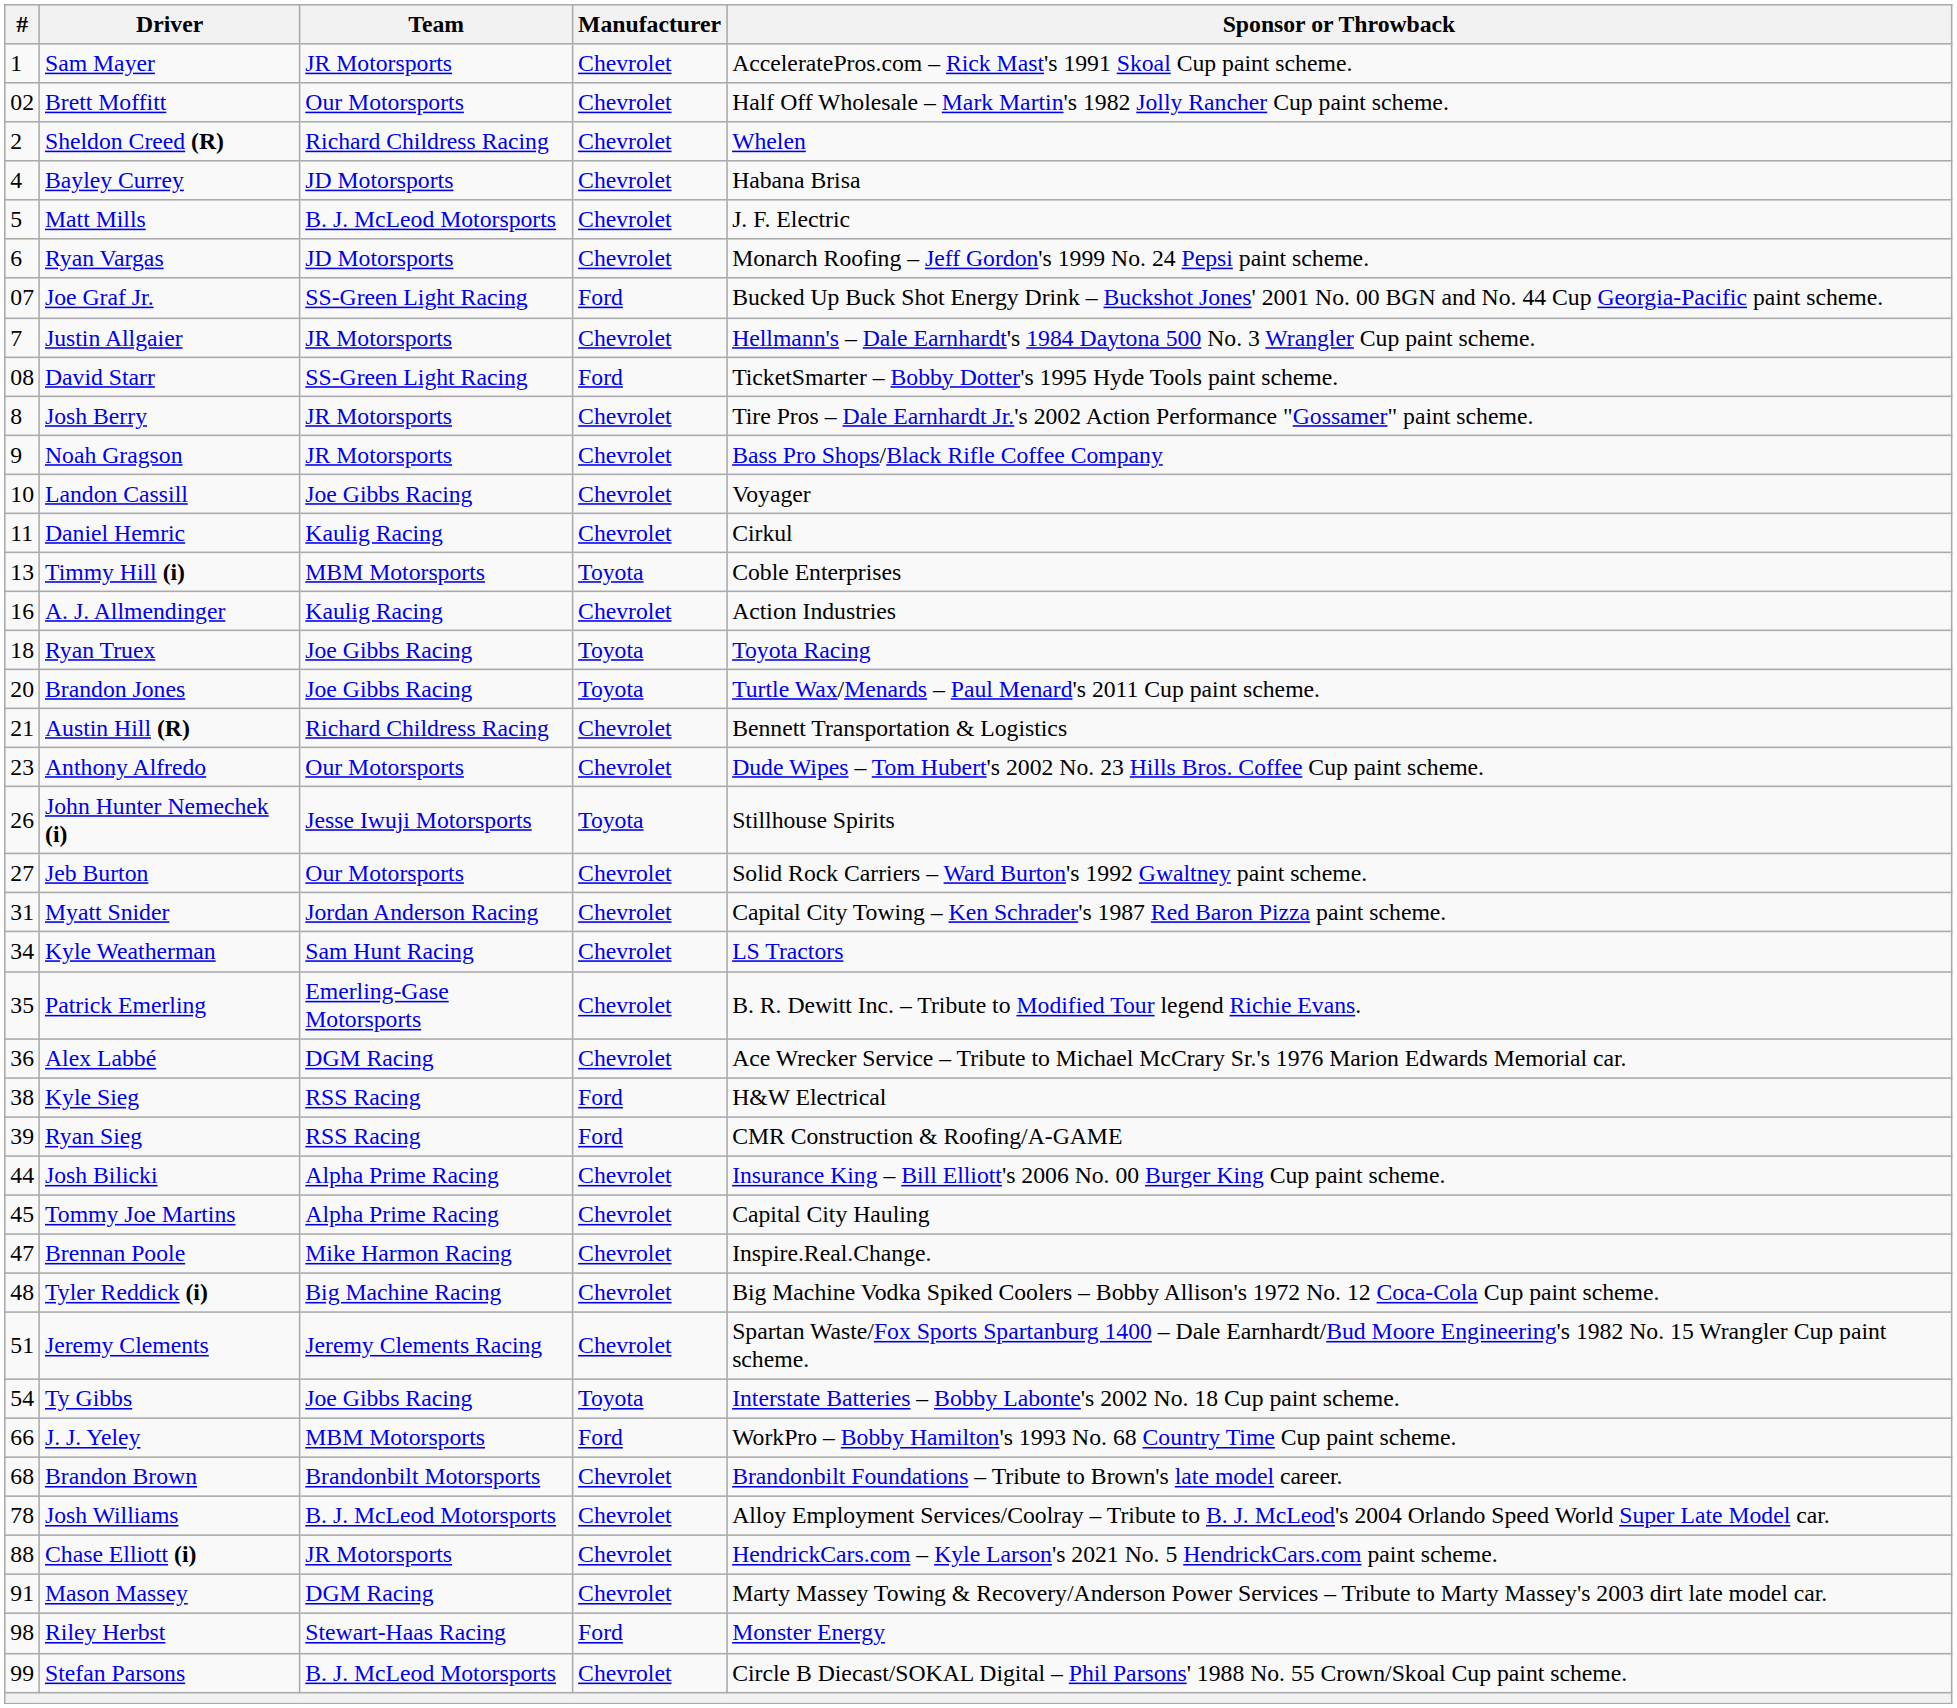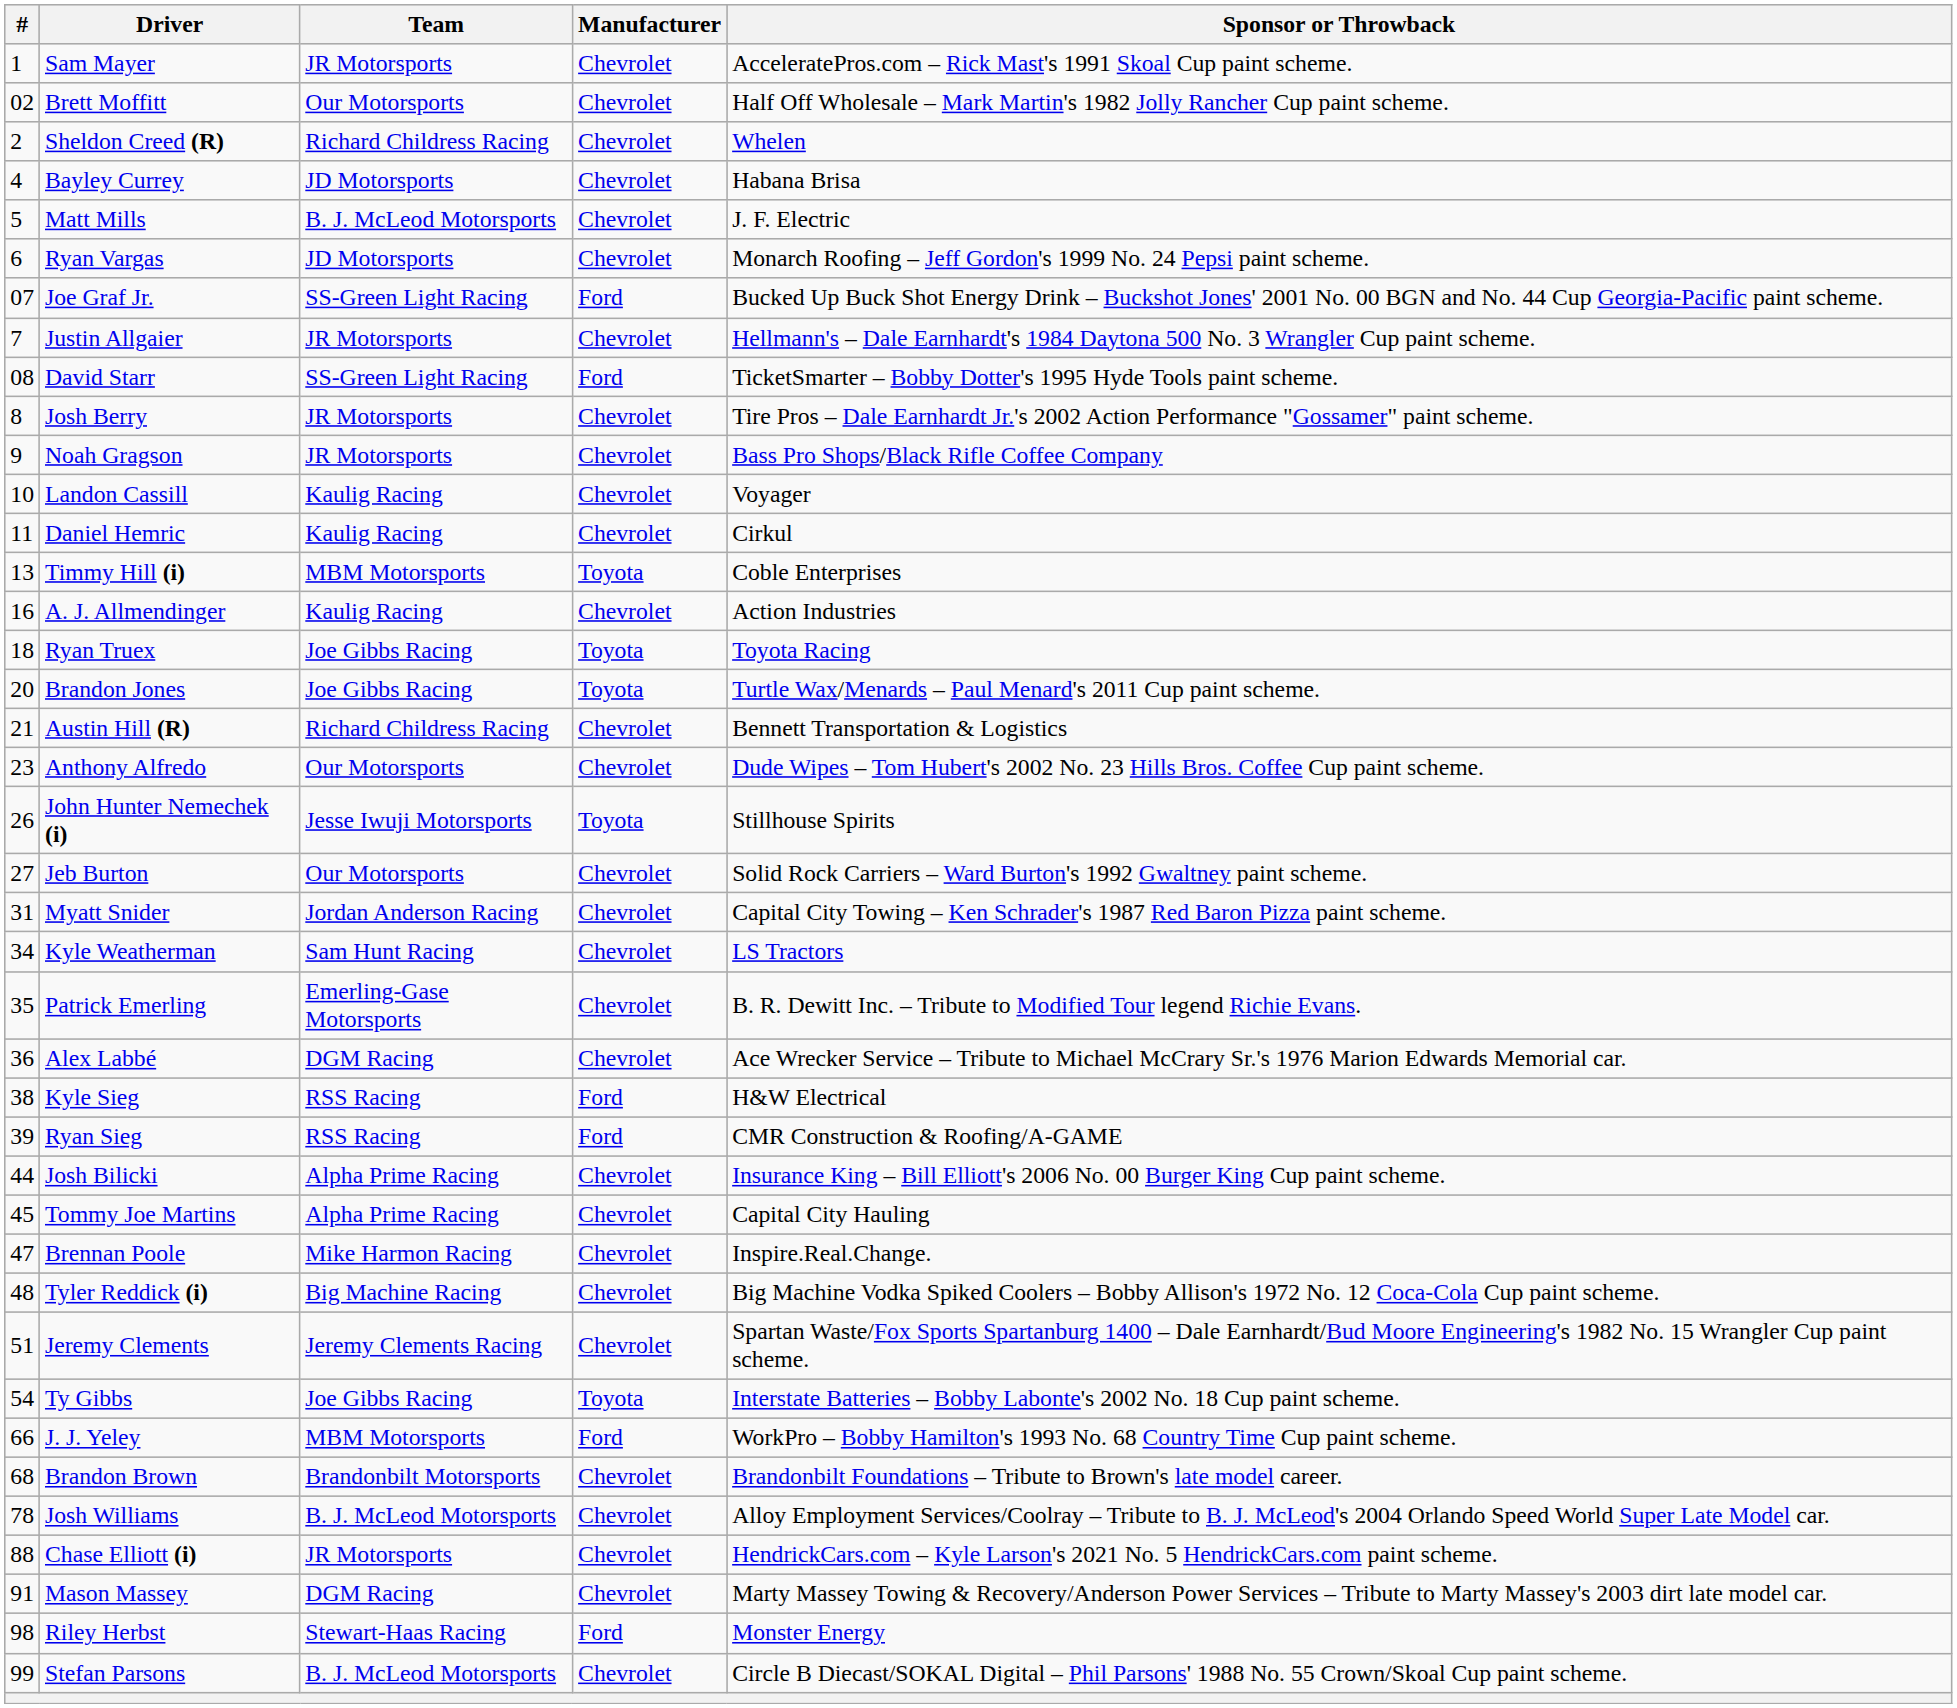(389, 493) Joe Gibbs Racing -> (374, 493) Kaulig Racing
